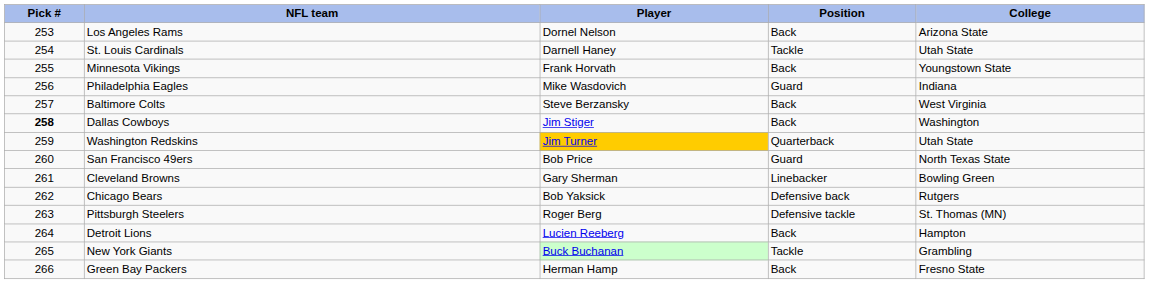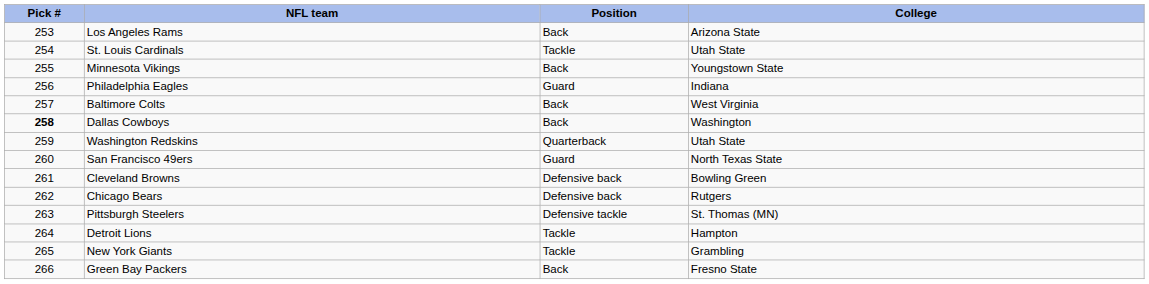- column: (654, 13)
(799, 178) Linebacker -> (582, 178) Defensive back
(783, 232) Back -> (559, 232) Tackle
